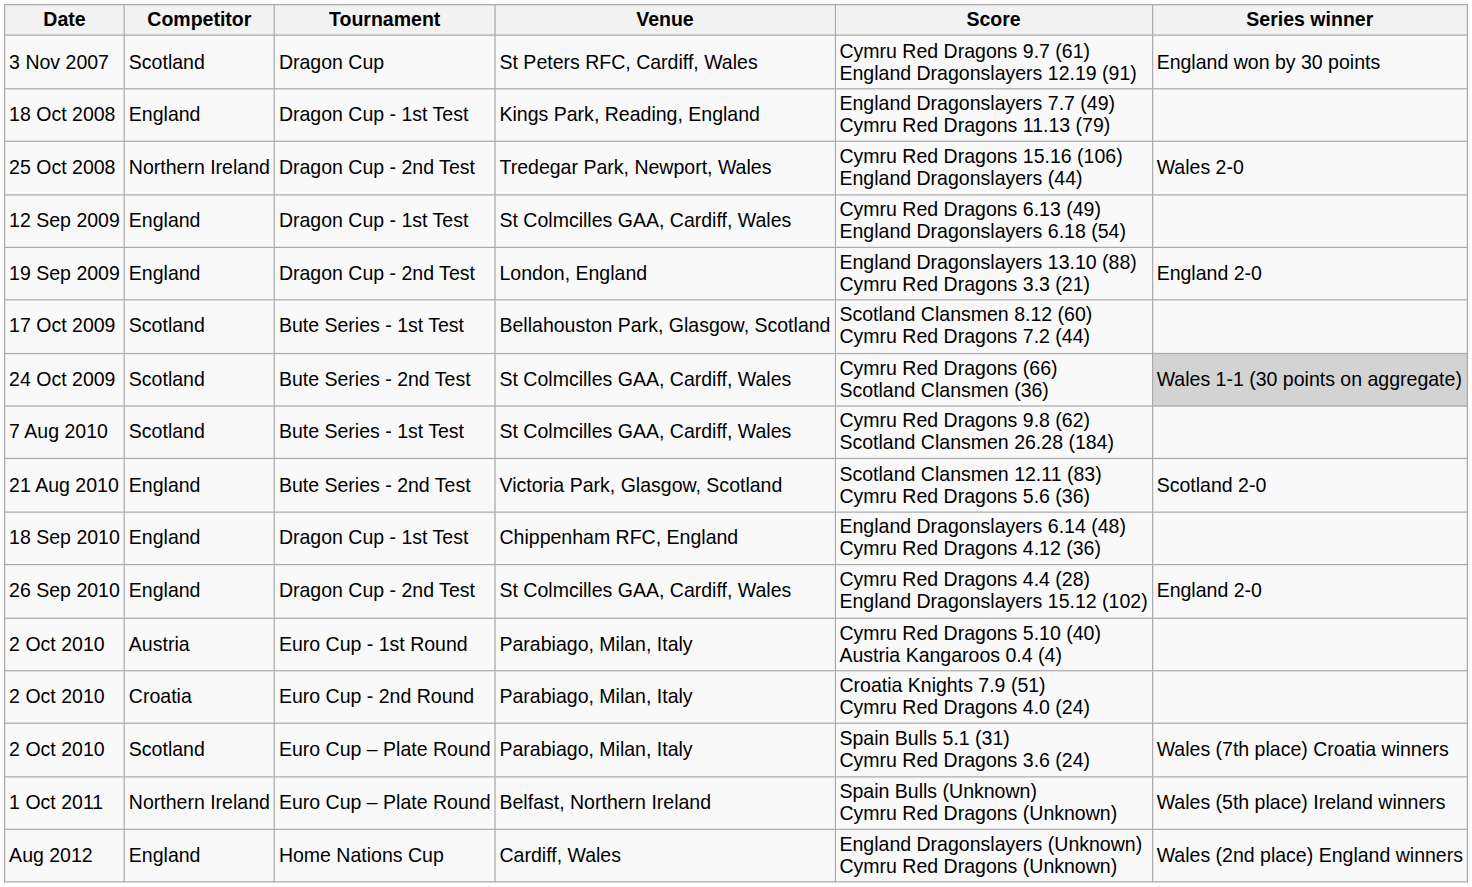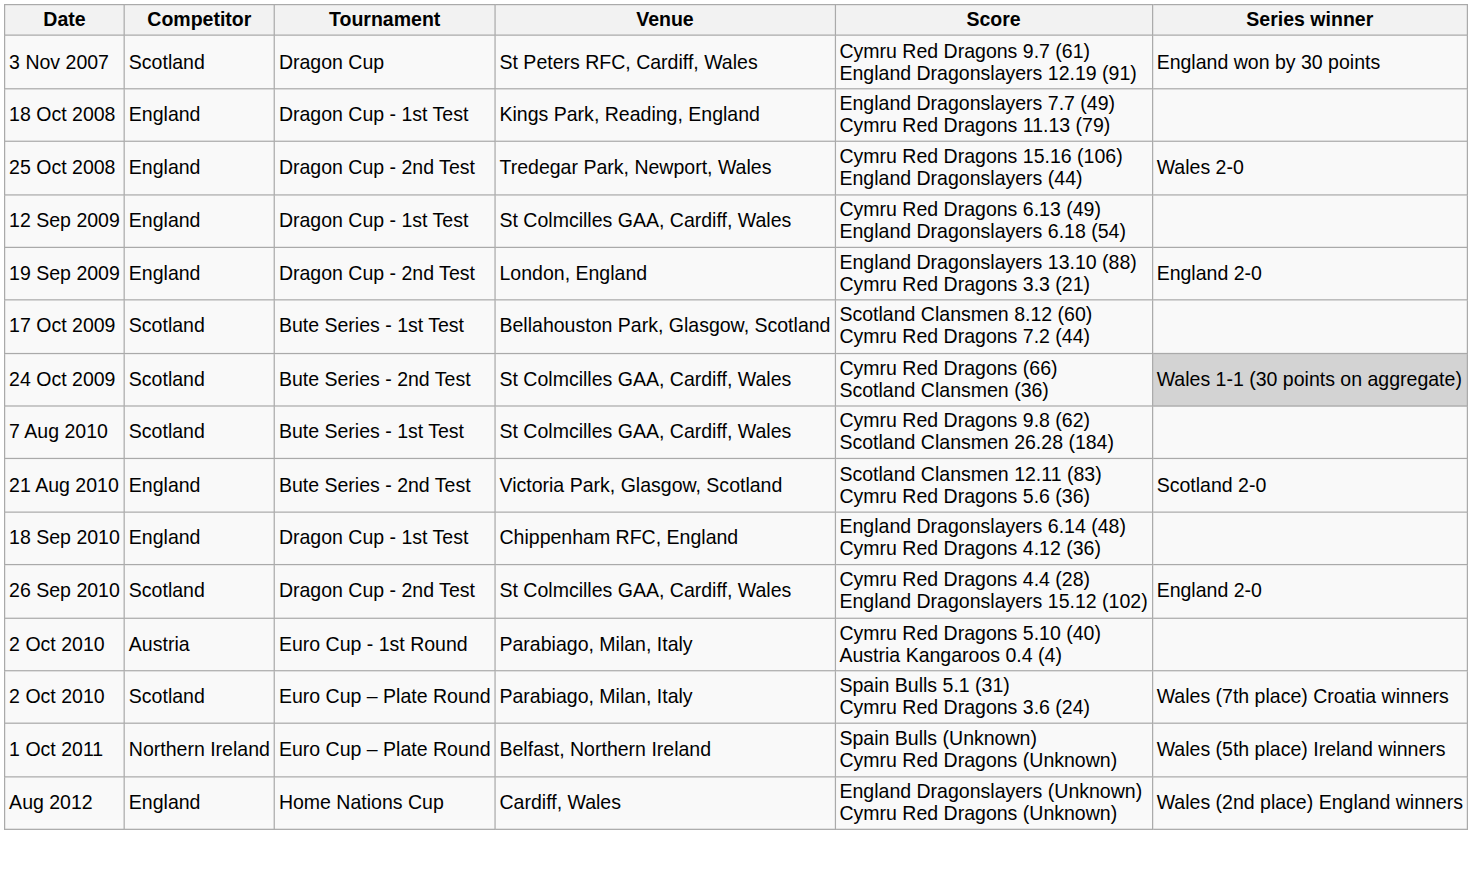(199, 167) Northern Ireland -> (165, 167) England
(165, 591) England -> (167, 591) Scotland
- row: (57, 696)
